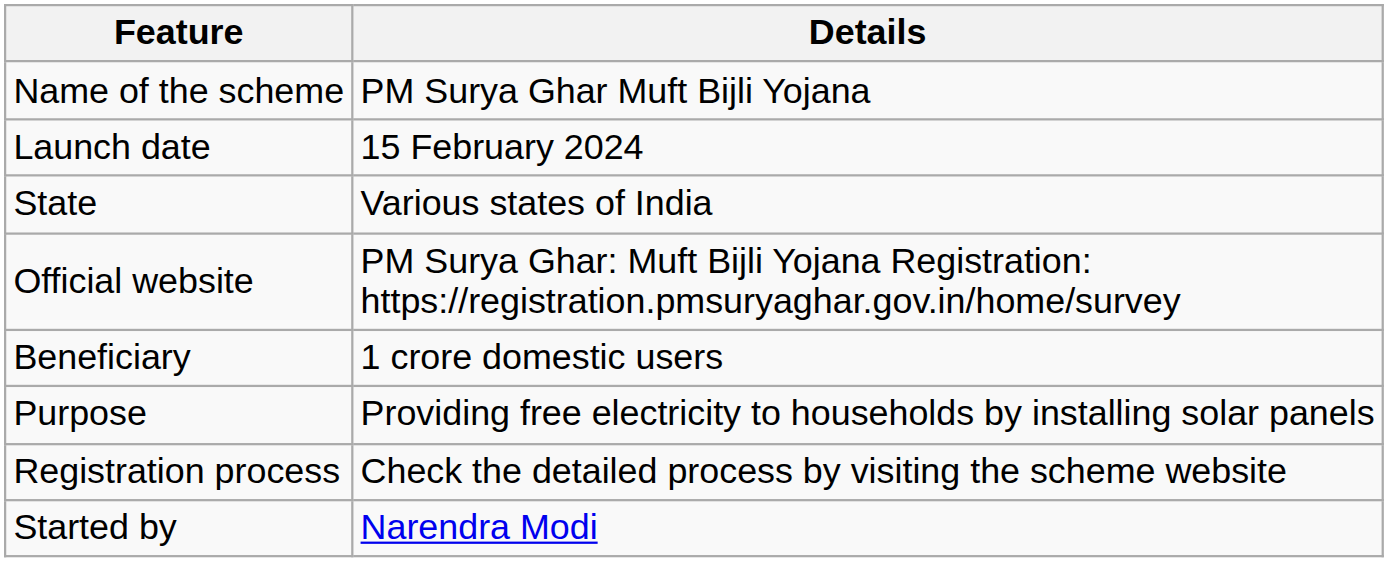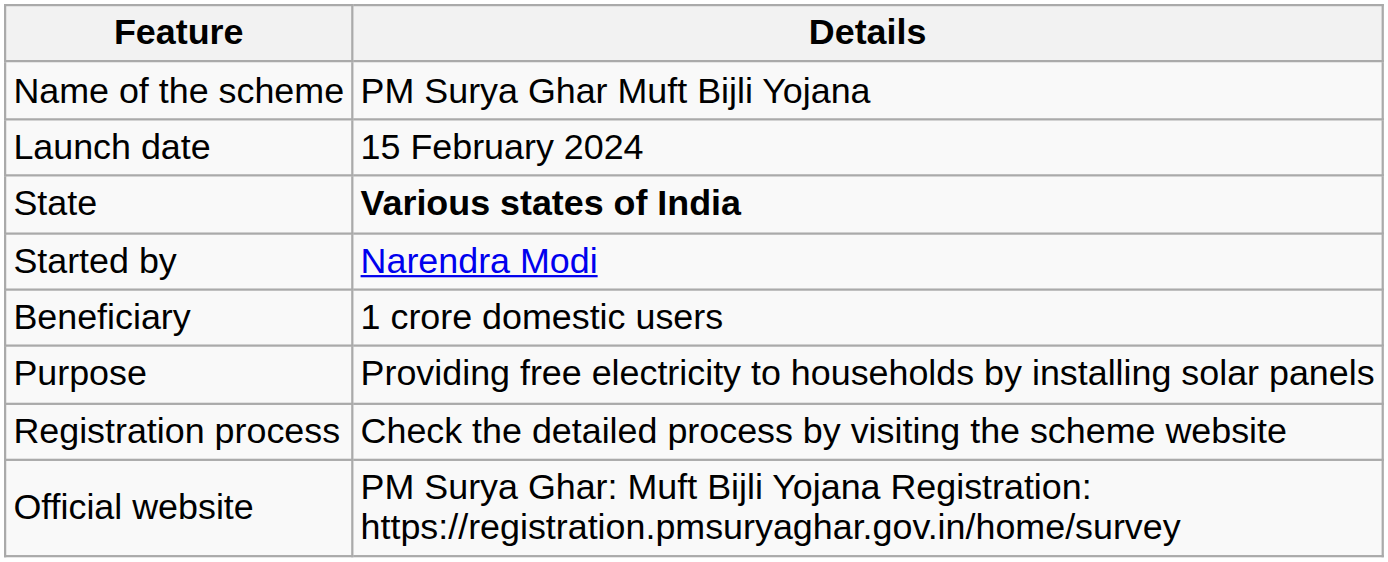(537, 203) normal -> (551, 203) bold
rows swapped: (95, 527) <-> (134, 280)
